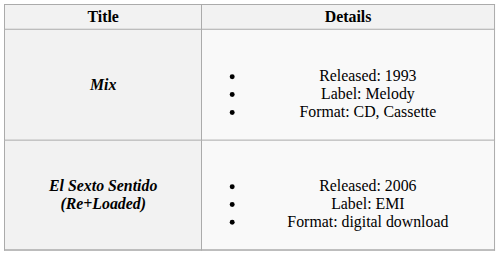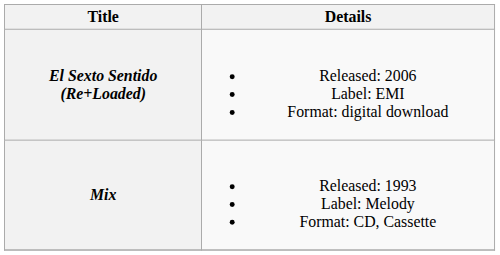rows swapped: (103, 84) <-> (103, 195)
